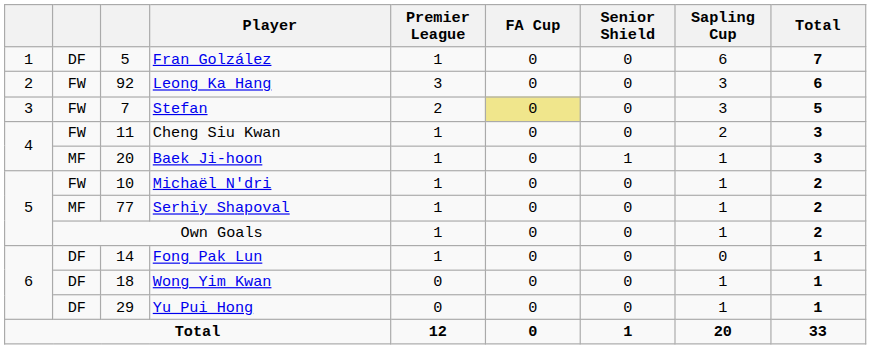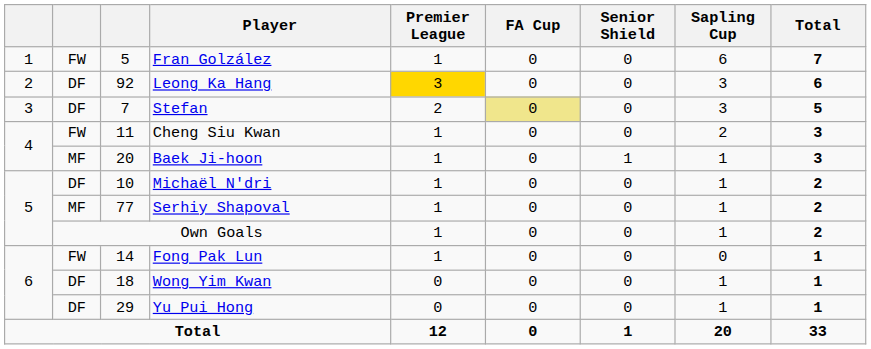(77, 59) DF -> (77, 59) FW
(77, 84) FW -> (77, 84) DF
(438, 84) no background -> (438, 84) gold background
(77, 109) FW -> (77, 109) DF
(77, 183) FW -> (77, 183) DF
(77, 258) DF -> (77, 258) FW
